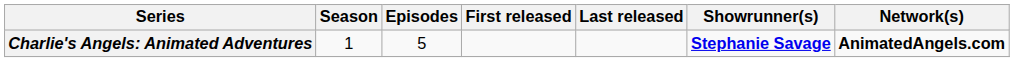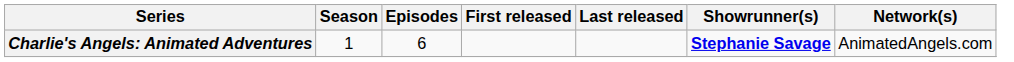(422, 43) 5 -> (422, 43) 6
(922, 43) bold -> (915, 43) normal
